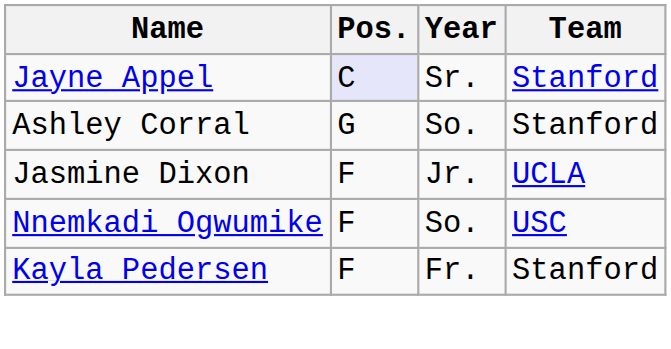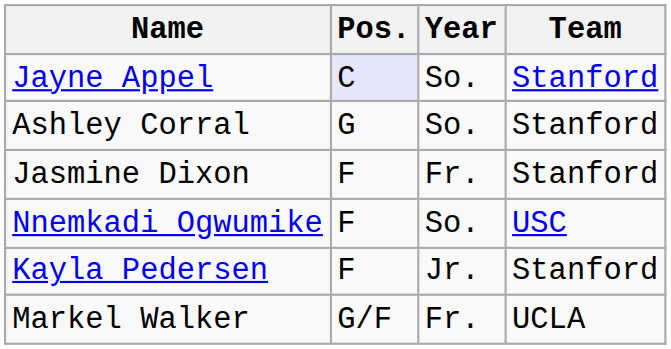(452, 78) Sr. -> (452, 78) So.
(452, 175) Jr. -> (452, 175) Fr.
(549, 175) UCLA -> (585, 175) Stanford
(452, 272) Fr. -> (452, 272) Jr.
+ row: (131, 320)
